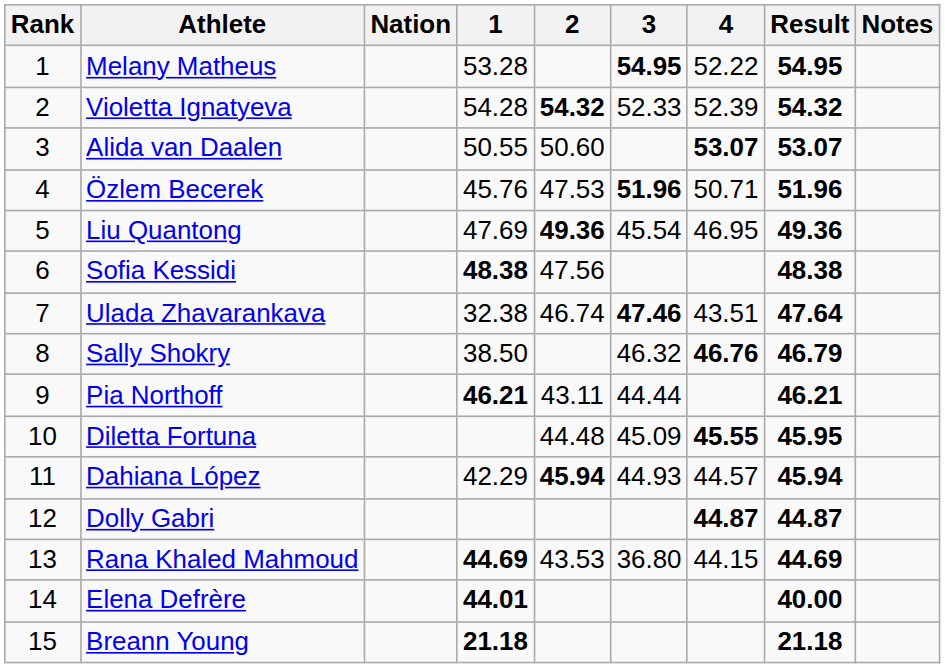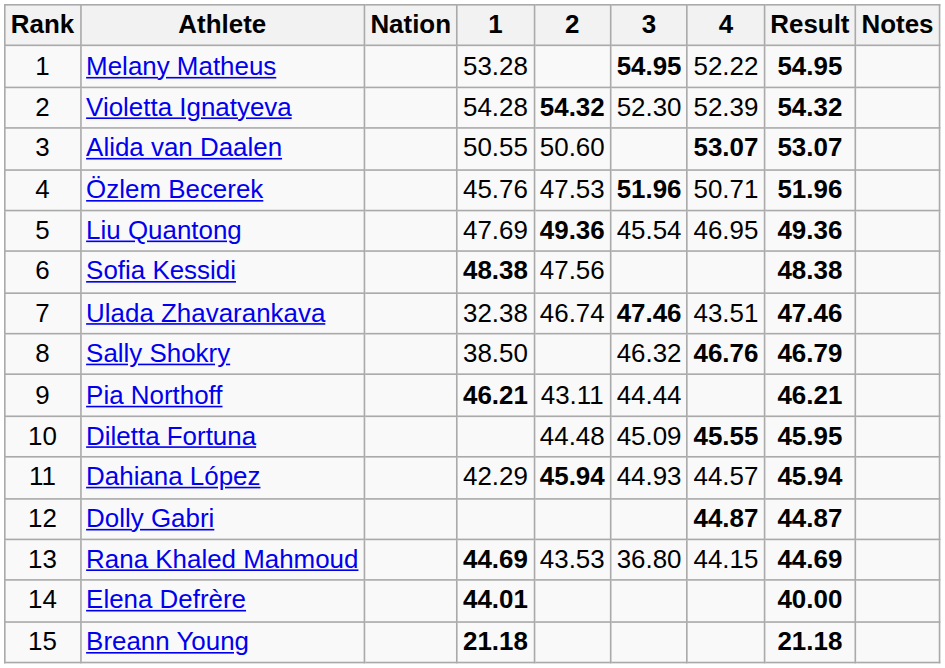(649, 107) 52.33 -> (649, 107) 52.30
(810, 312) 47.64 -> (810, 312) 47.46
